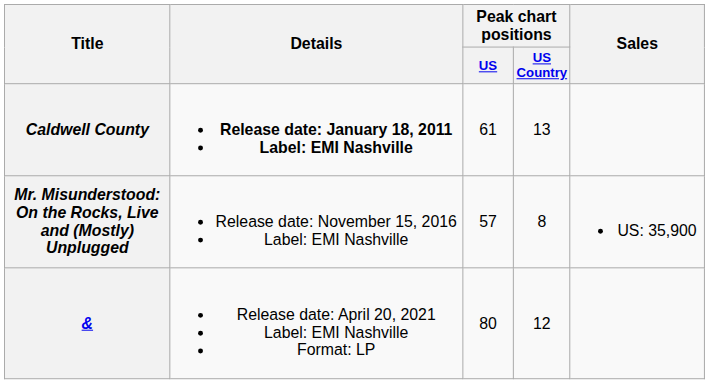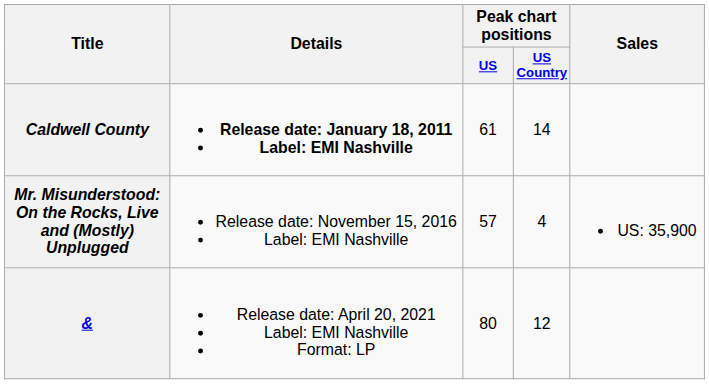(542, 129) 13 -> (542, 129) 14
(542, 222) 8 -> (542, 222) 4
